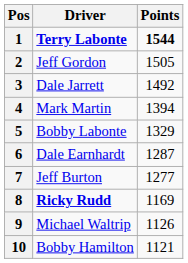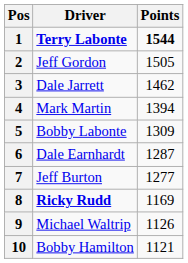(160, 85) 1492 -> (160, 85) 1462
(160, 131) 1329 -> (160, 131) 1309
